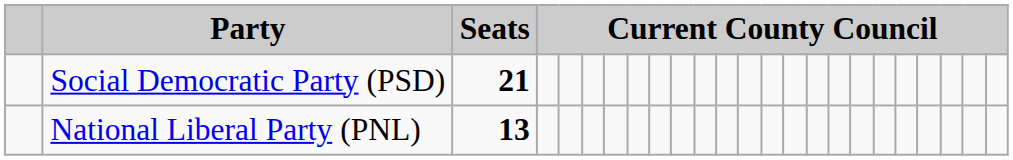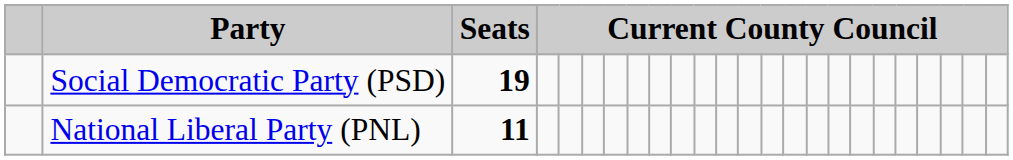(514, 79) 21 -> (514, 79) 19
(514, 129) 13 -> (515, 129) 11
